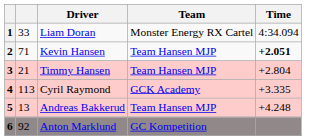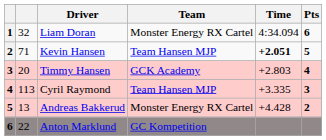+ column: (312, 14)
(24, 32) 33 -> (24, 32) 32
(24, 70) 21 -> (24, 70) 20
(173, 70) Team Hansen MJP -> (165, 70) GCK Academy
(275, 70) +2.804 -> (275, 70) +2.803
(165, 89) GCK Academy -> (173, 89) Team Hansen MJP
(173, 108) Team Hansen MJP -> (192, 108) Monster Energy RX Cartel
(275, 108) +4.248 -> (275, 108) +4.428
(24, 126) 92 -> (24, 126) 22
